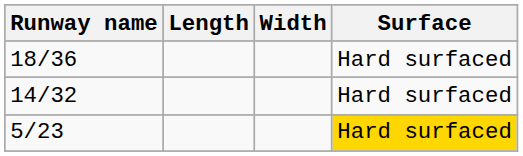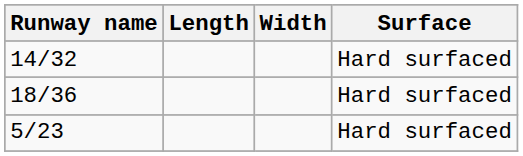rows swapped: (44, 60) <-> (44, 96)
(425, 132) gold background -> (425, 132) no background
